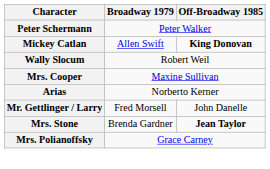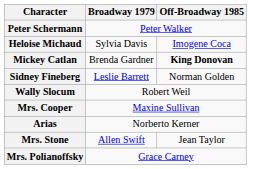+ row: (45, 44)
(140, 44) Allen Swift -> (121, 60) Brenda Gardner
+ row: (45, 76)
- row: (55, 108)
(140, 124) Brenda Gardner -> (121, 140) Allen Swift
(221, 124) bold -> (202, 140) normal
